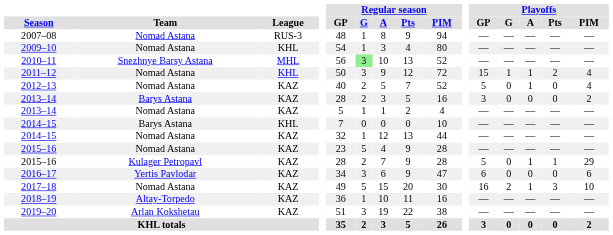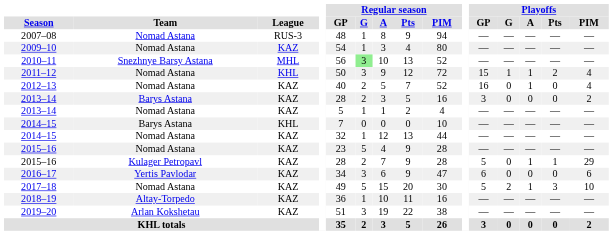(288, 48) KHL -> (288, 48) KAZ
(483, 86) 5 -> (483, 86) 16
(483, 186) 16 -> (483, 186) 5
